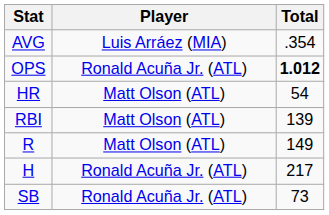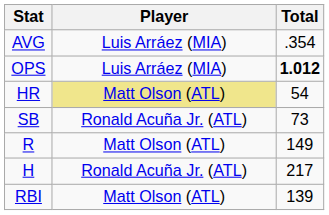(164, 68) Ronald Acuña Jr. (ATL) -> (164, 68) Luis Arráez (MIA)
(164, 94) no background -> (164, 94) khaki background
rows swapped: (28, 119) <-> (28, 196)
